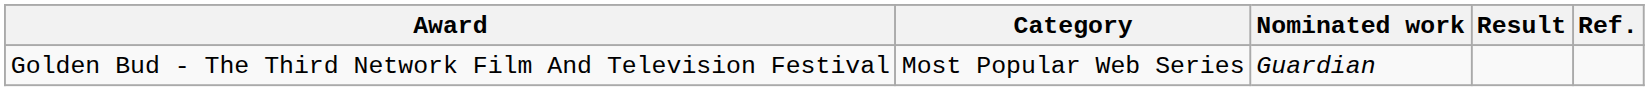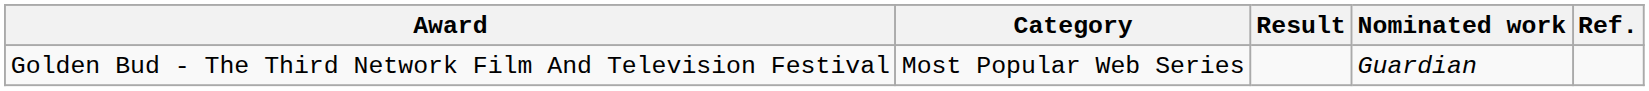columns swapped: (1361, 25) <-> (1521, 25)
